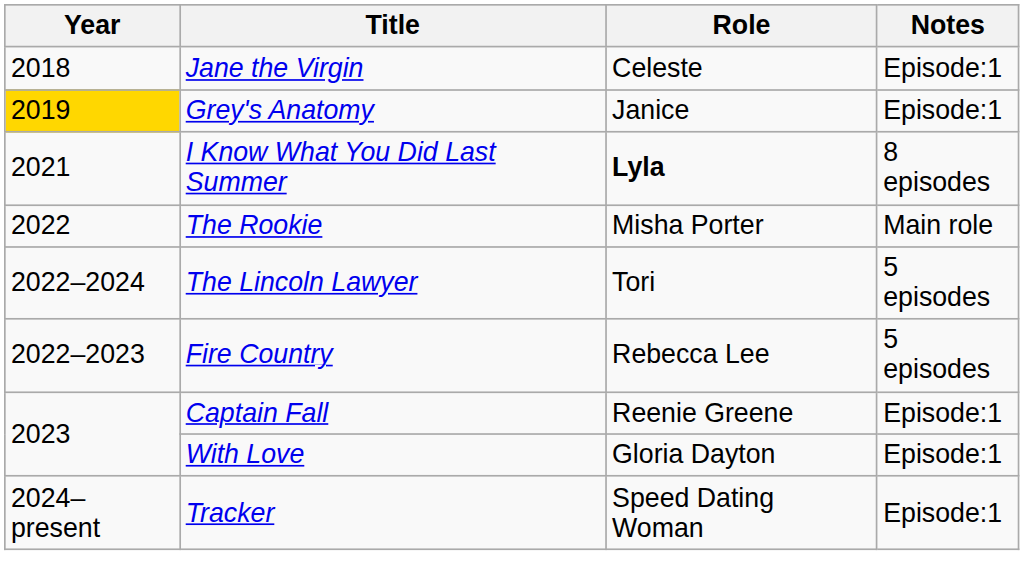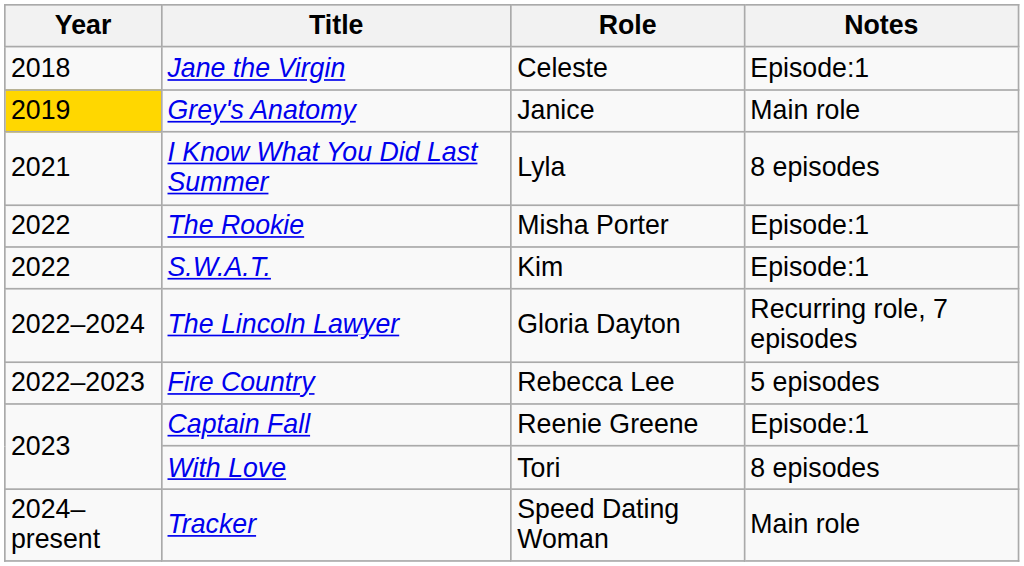(943, 110) Episode:1 -> (805, 110) Main role
(638, 167) bold -> (541, 167) normal
(938, 225) Main role -> (810, 225) Episode:1
+ row: (219, 267)
(634, 282) Tori -> (599, 325) Gloria Dayton
(937, 282) 5 episodes -> (849, 325) Recurring role, 7 episodes
(694, 454) Gloria Dayton -> (539, 467) Tori
(943, 454) Episode:1 -> (815, 467) 8 episodes
(943, 512) Episode:1 -> (805, 524) Main role
